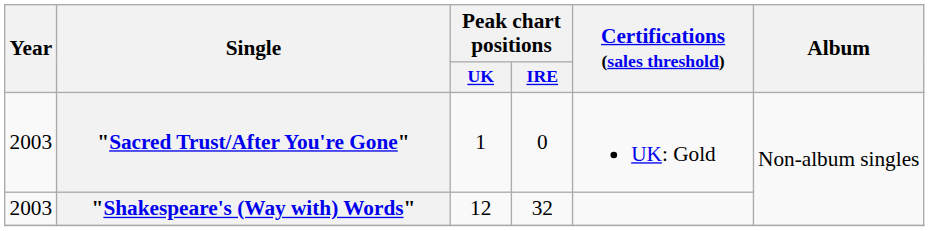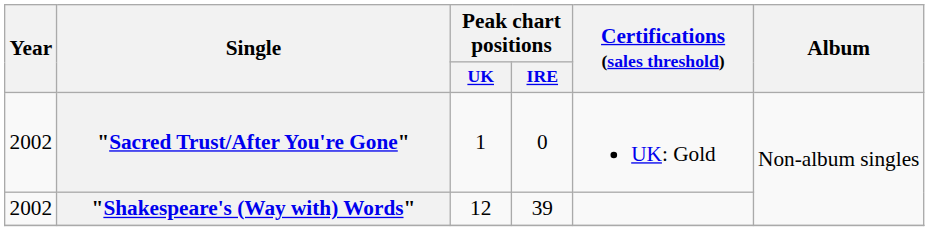(31, 141) 2003 -> (31, 141) 2002
(31, 208) 2003 -> (31, 208) 2002
(542, 208) 32 -> (542, 208) 39
